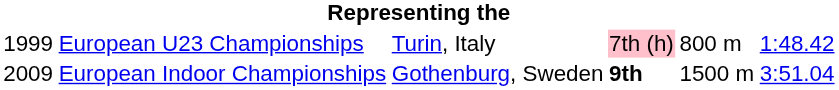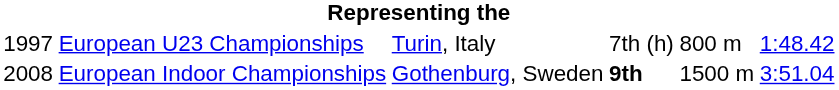(28, 43) 1999 -> (28, 43) 1997
(641, 43) pink background -> (641, 43) no background
(28, 74) 2009 -> (28, 74) 2008
